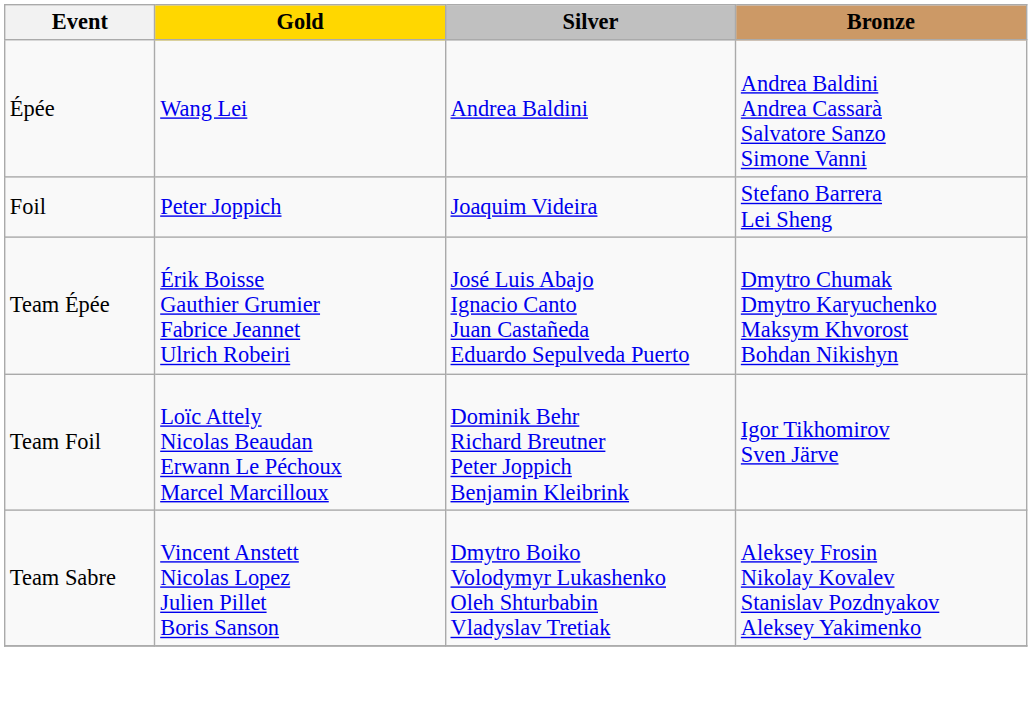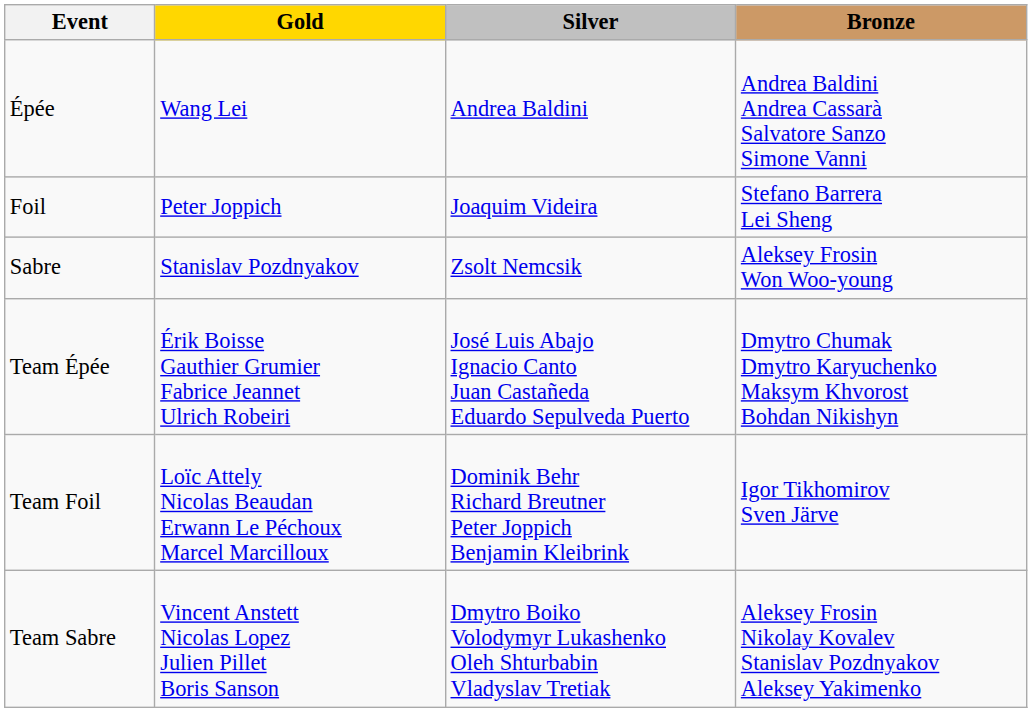+ row: (35, 267)
